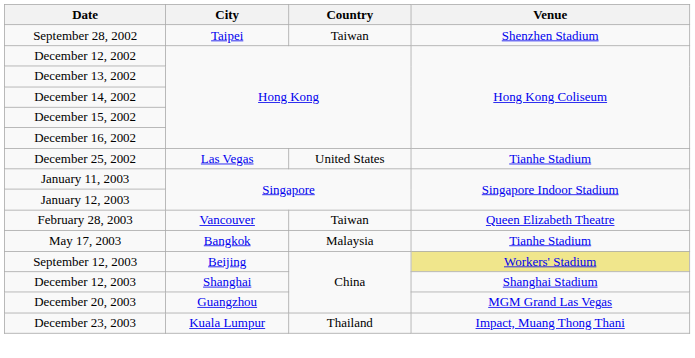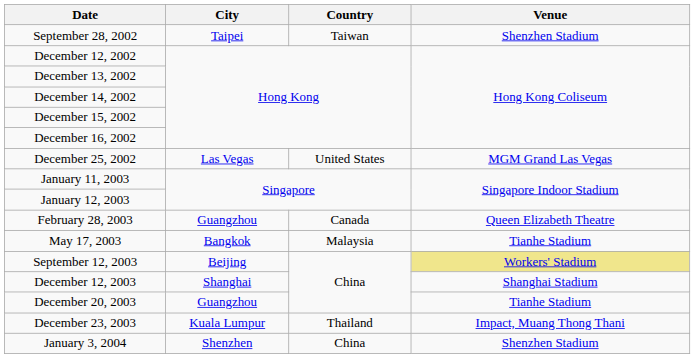(550, 158) Tianhe Stadium -> (550, 158) MGM Grand Las Vegas
(227, 220) Vancouver -> (227, 220) Guangzhou
(350, 220) Taiwan -> (350, 220) Canada
(550, 302) MGM Grand Las Vegas -> (550, 302) Tianhe Stadium
+ row: (85, 343)
